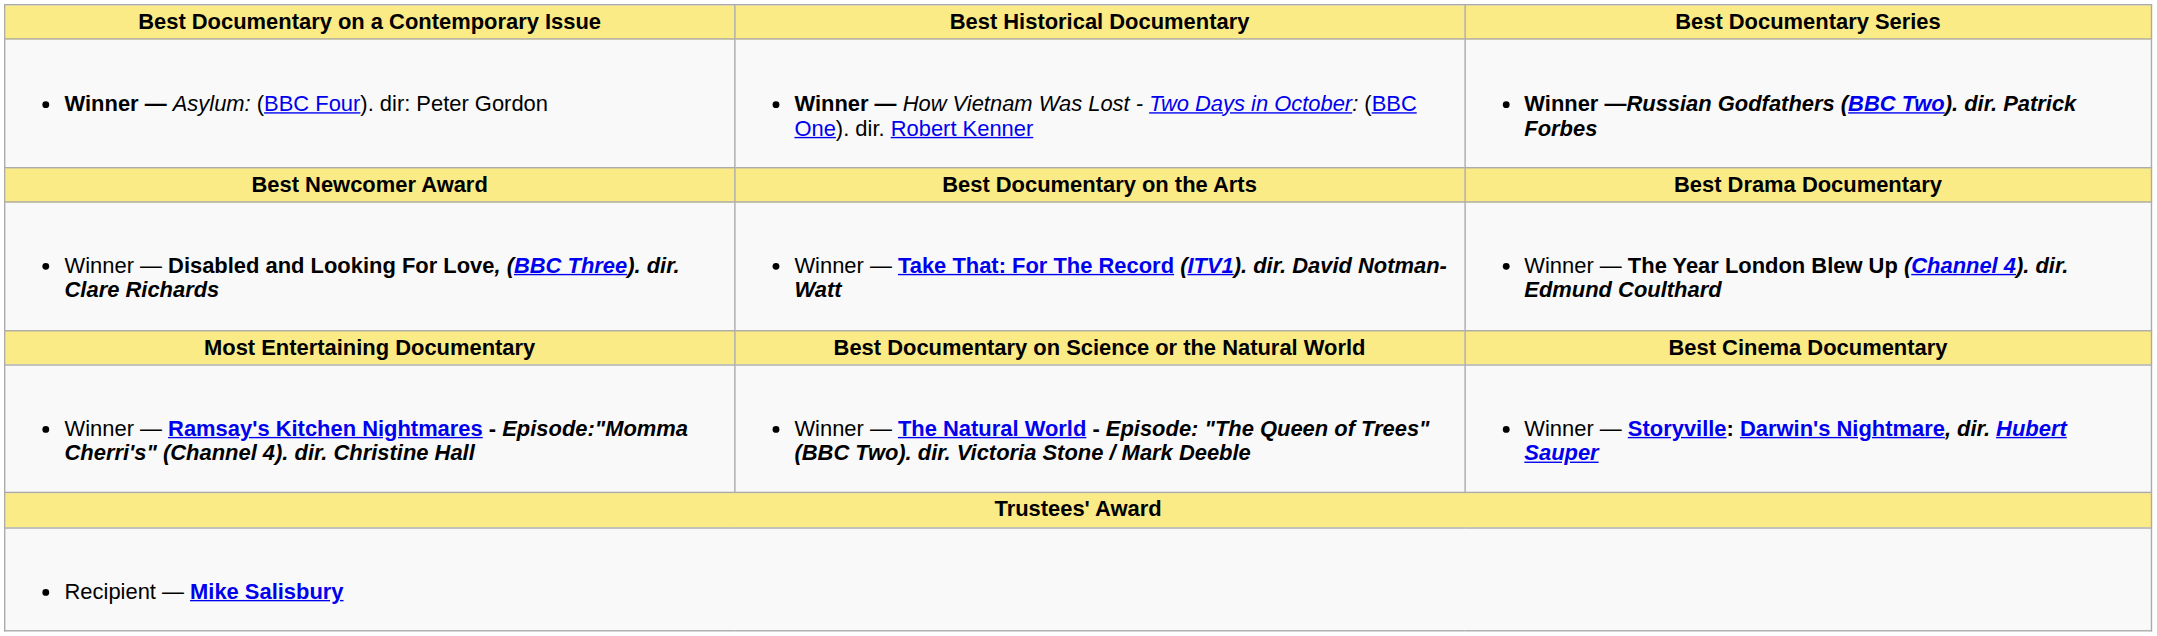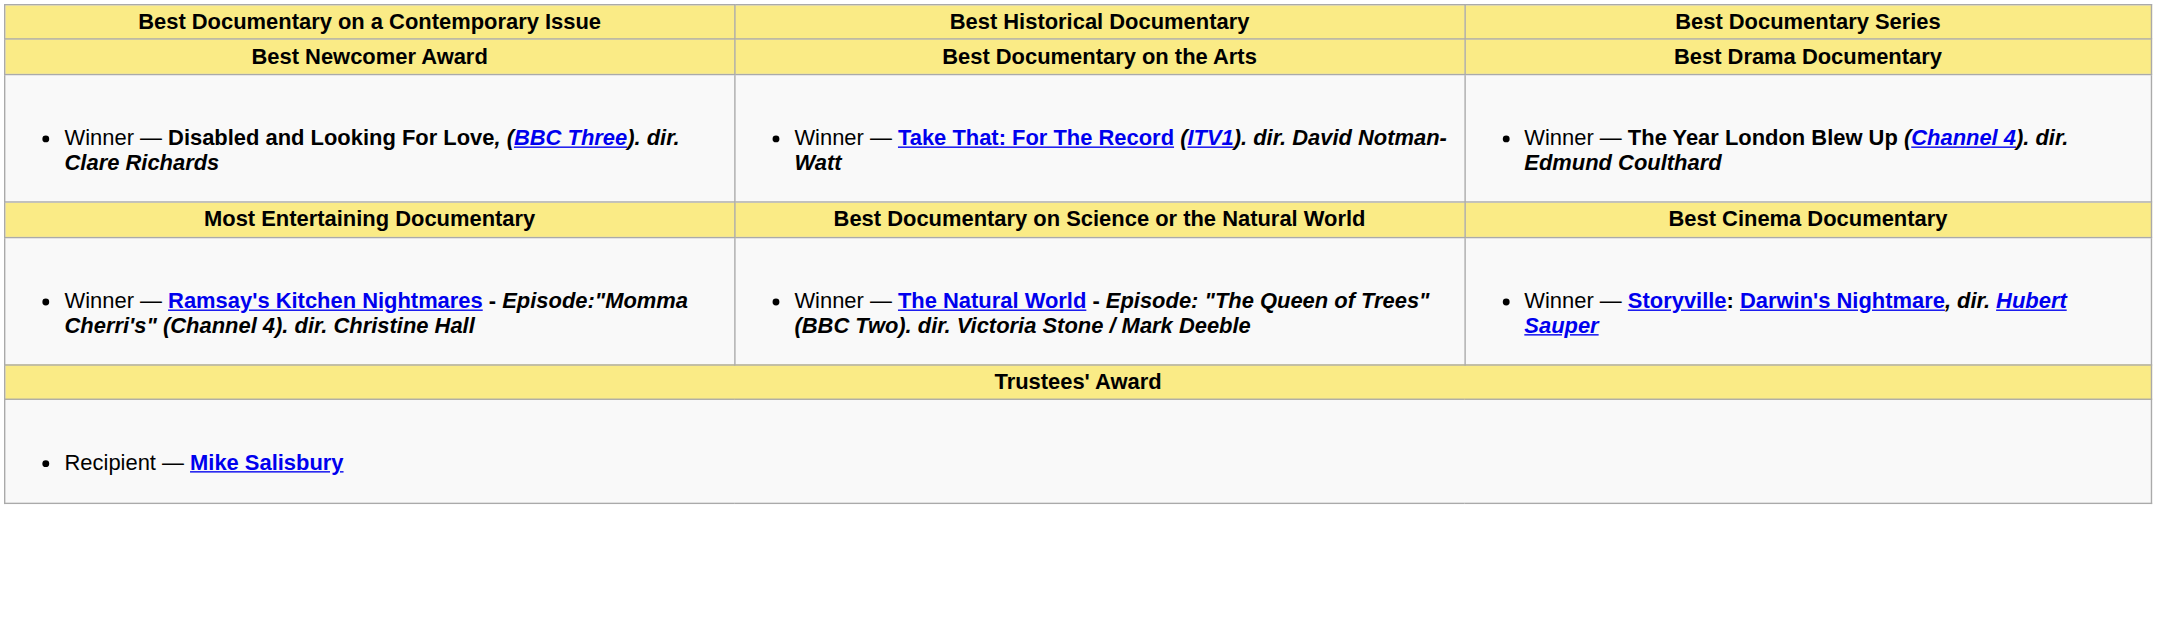- row: (370, 103)
